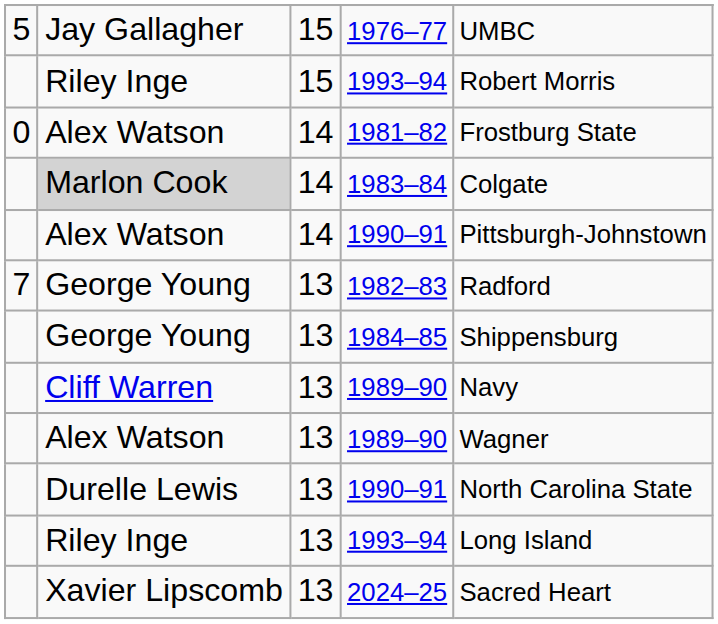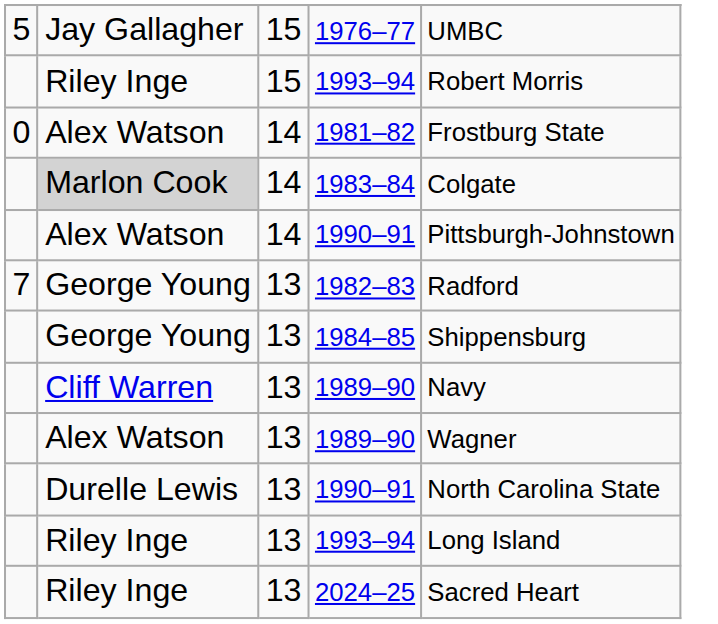(164, 591) Xavier Lipscomb -> (117, 591) Riley Inge
